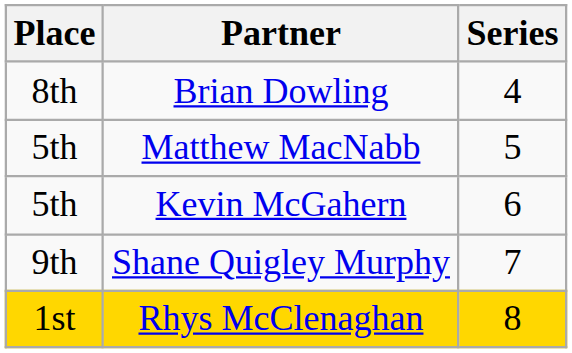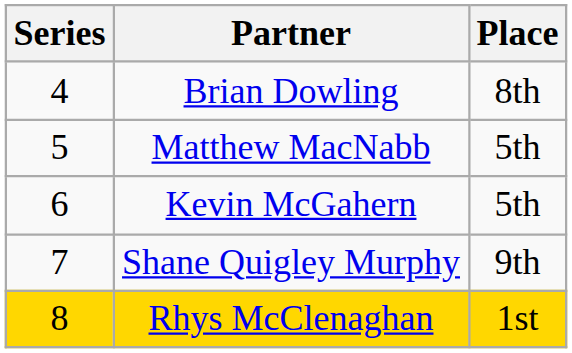columns swapped: (513, 33) <-> (54, 33)
